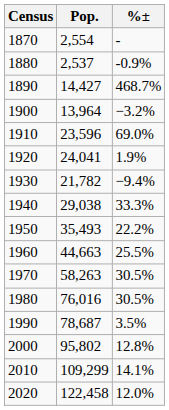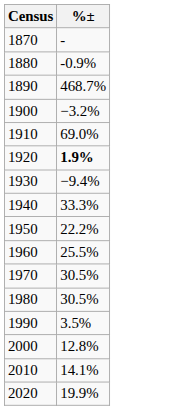- column: (84, 16)
(131, 157) normal -> (77, 157) bold
(135, 393) 12.0% -> (79, 393) 19.9%
